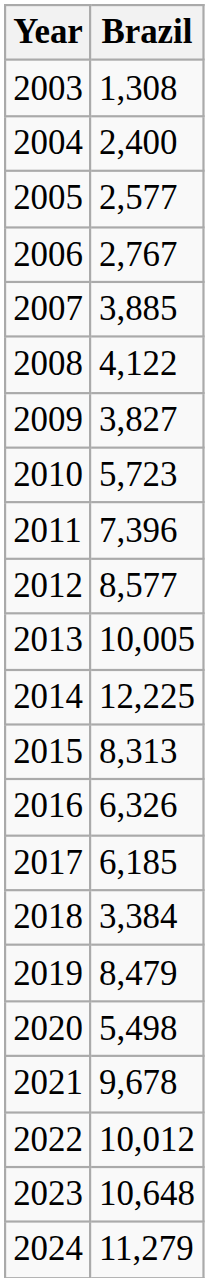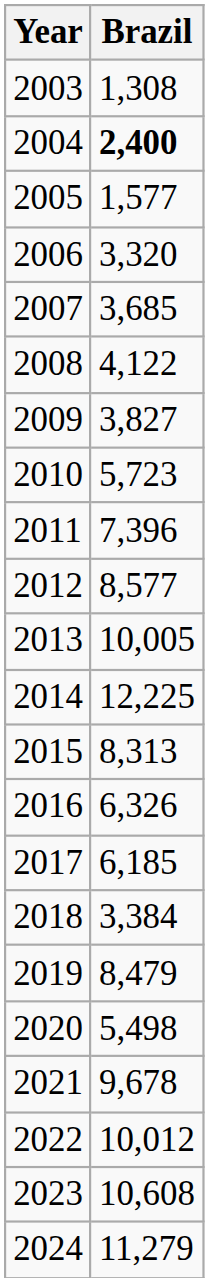(138, 142) normal -> (138, 142) bold
(138, 198) 2,577 -> (138, 198) 1,577
(138, 253) 2,767 -> (138, 253) 3,320
(138, 308) 3,885 -> (138, 308) 3,685
(147, 1193) 10,648 -> (147, 1193) 10,608
